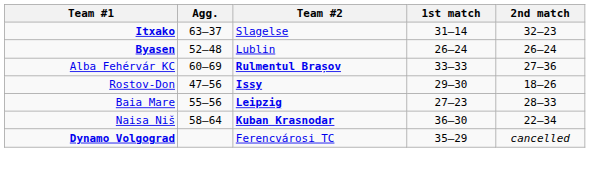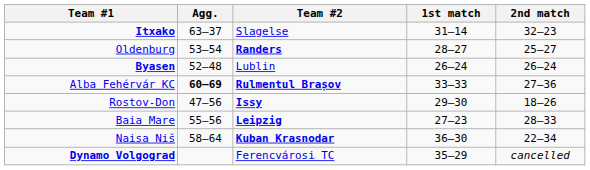+ row: (145, 49)
(205, 67) normal -> (205, 85) bold
